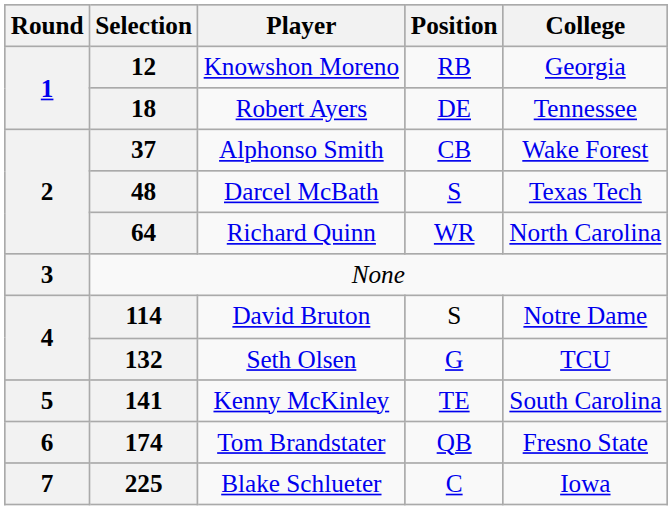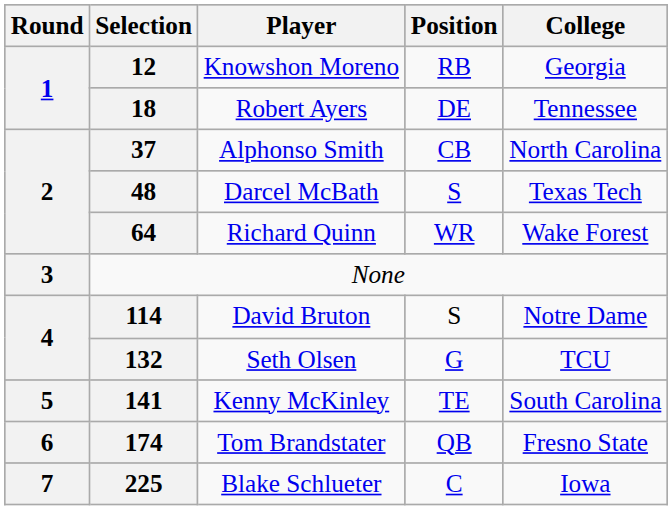(585, 150) Wake Forest -> (585, 150) North Carolina
(585, 233) North Carolina -> (585, 233) Wake Forest
